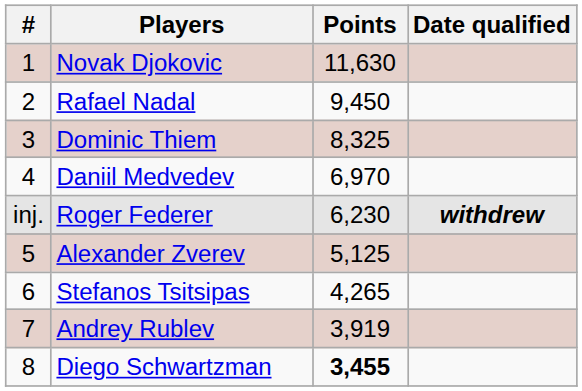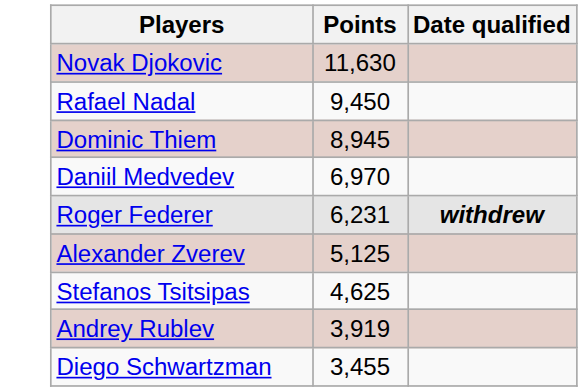- column: (28, 25)
(360, 139) 8,325 -> (360, 139) 8,945
(360, 215) 6,230 -> (360, 215) 6,231
(360, 291) 4,265 -> (360, 291) 4,625
(360, 367) bold -> (360, 367) normal
